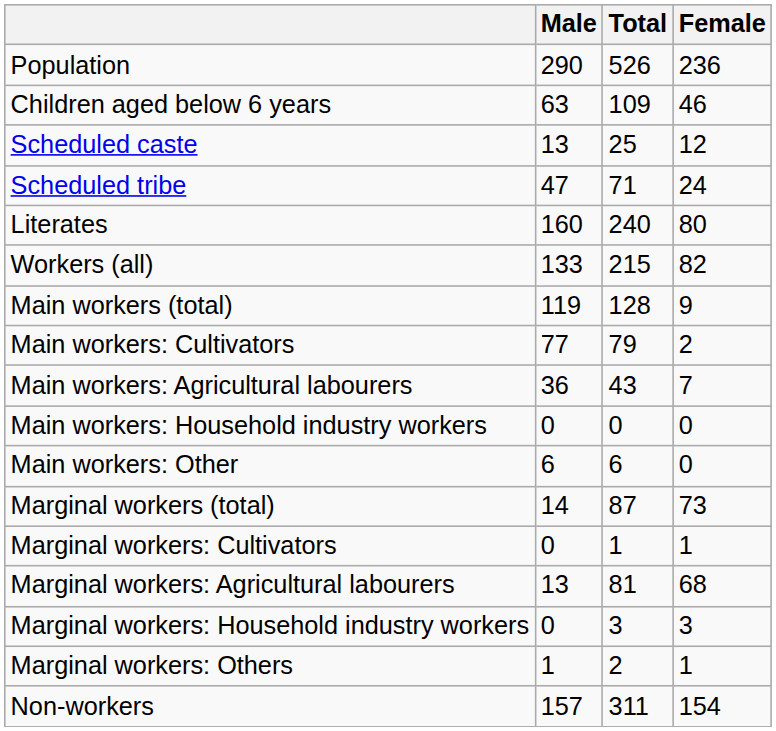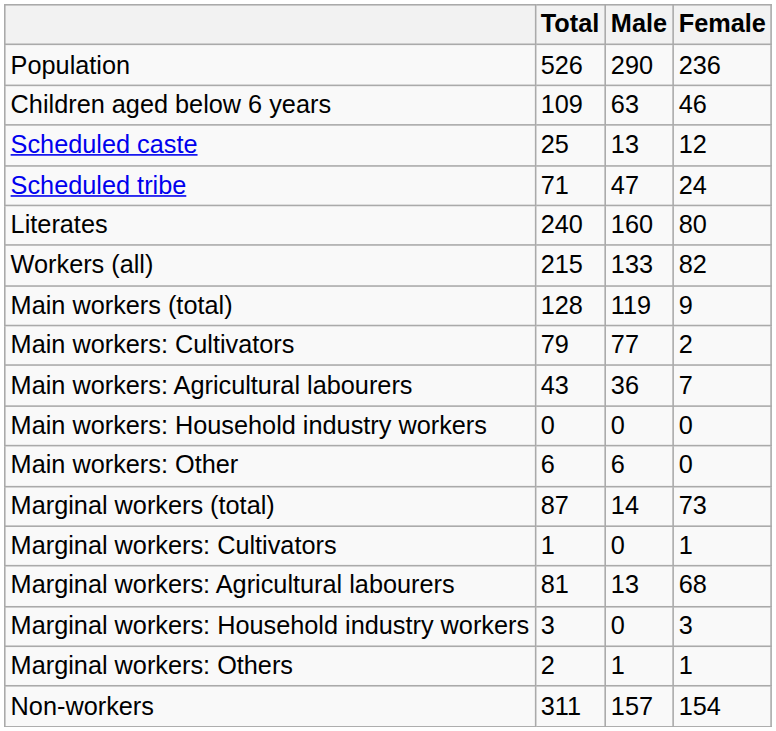columns swapped: (638, 24) <-> (569, 24)
